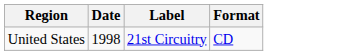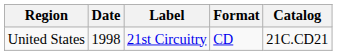+ column: (297, 15)
